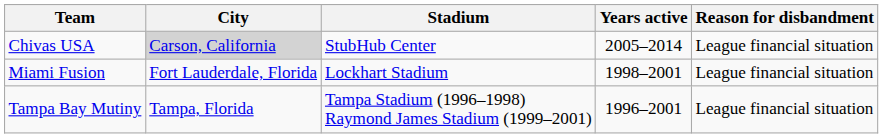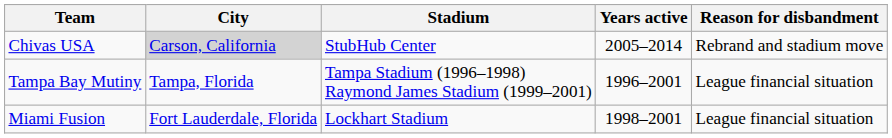(784, 45) League financial situation -> (789, 45) Rebrand and stadium move
rows swapped: (57, 72) <-> (75, 109)
